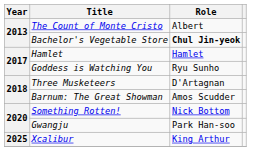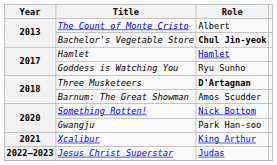(198, 82) normal -> (224, 82) bold
(17, 139) 2025 -> (30, 139) 2021
+ row: (115, 153)
